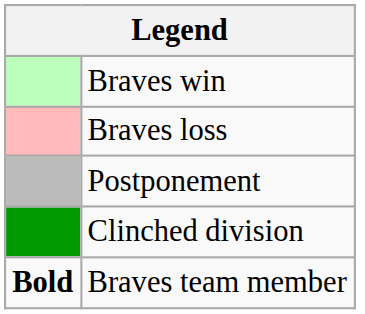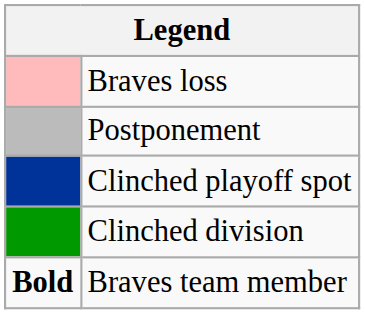- row: (157, 80)
+ row: (219, 181)
